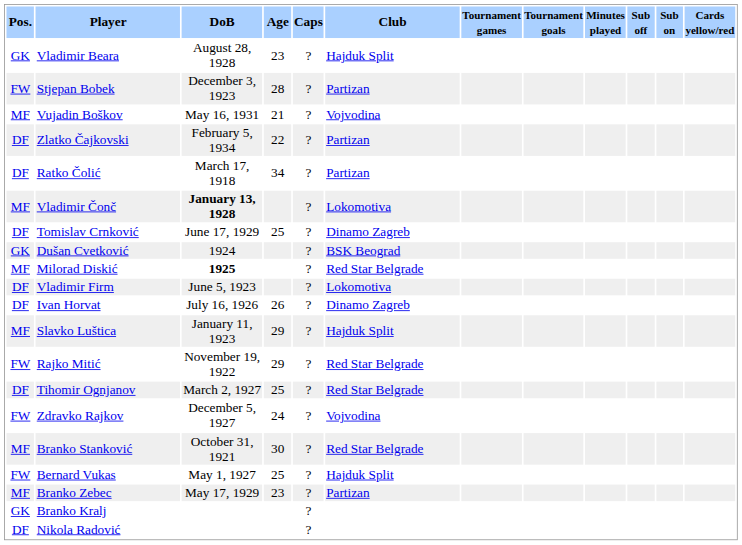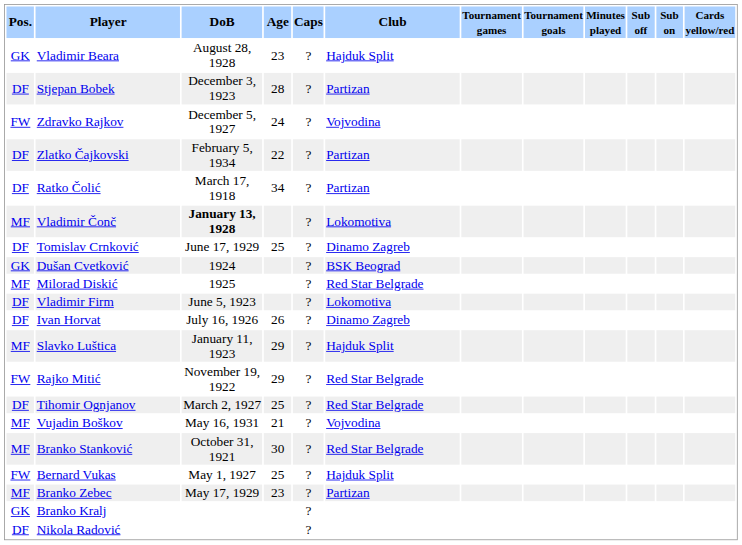(20, 88) FW -> (20, 88) DF
rows swapped: (80, 114) <-> (80, 415)
(222, 268) bold -> (222, 283) normal
